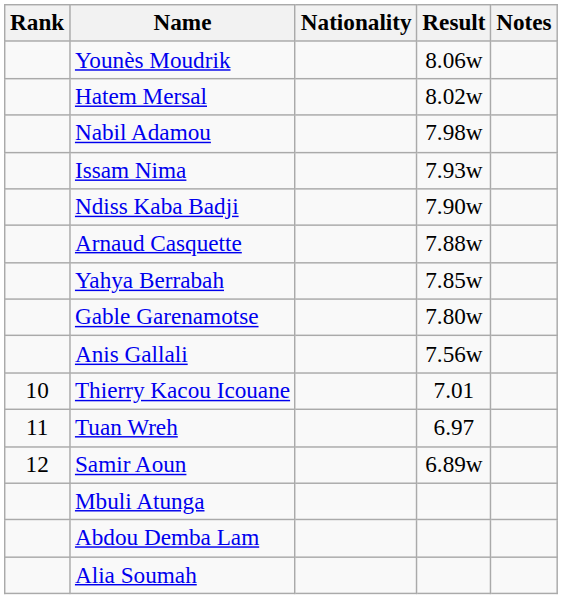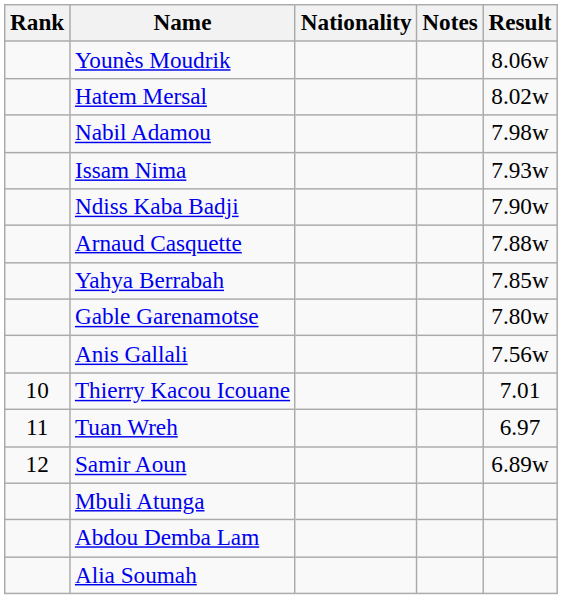columns swapped: (454, 22) <-> (524, 22)
